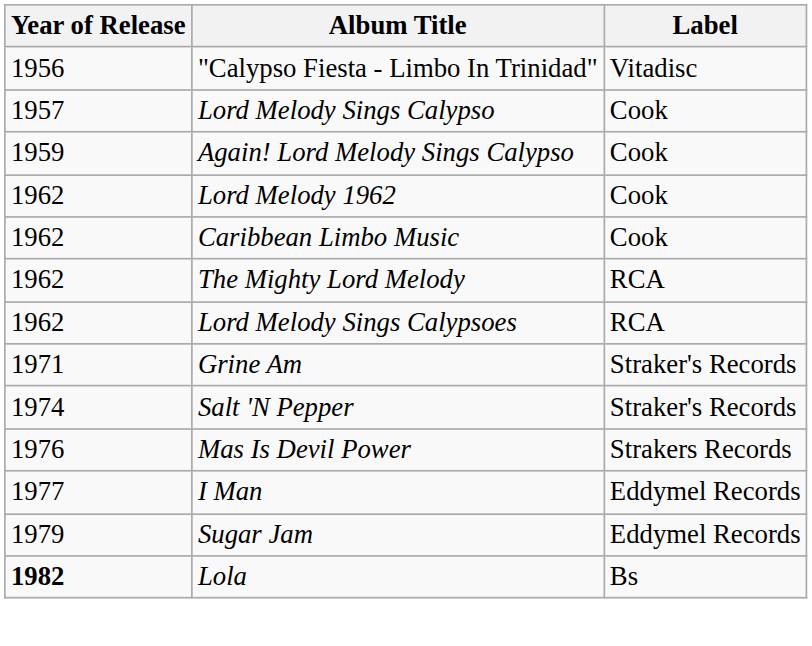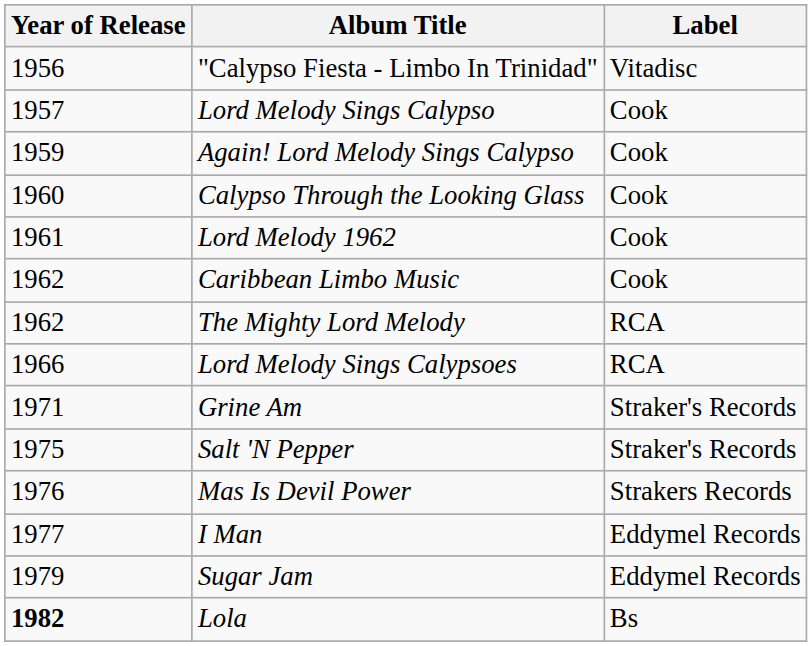+ row: (391, 195)
(38, 195) 1962 -> (38, 237) 1961
(38, 322) 1962 -> (38, 364) 1966
(38, 407) 1974 -> (38, 449) 1975
